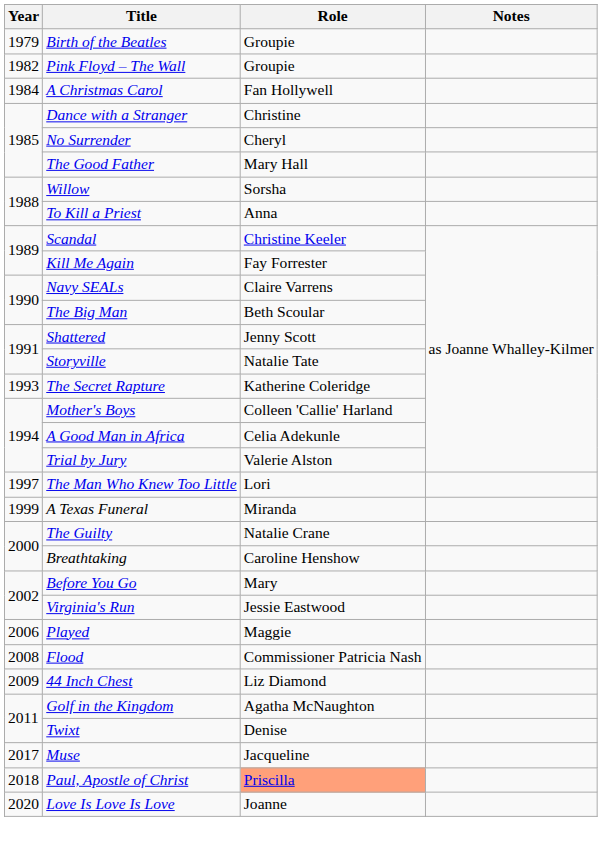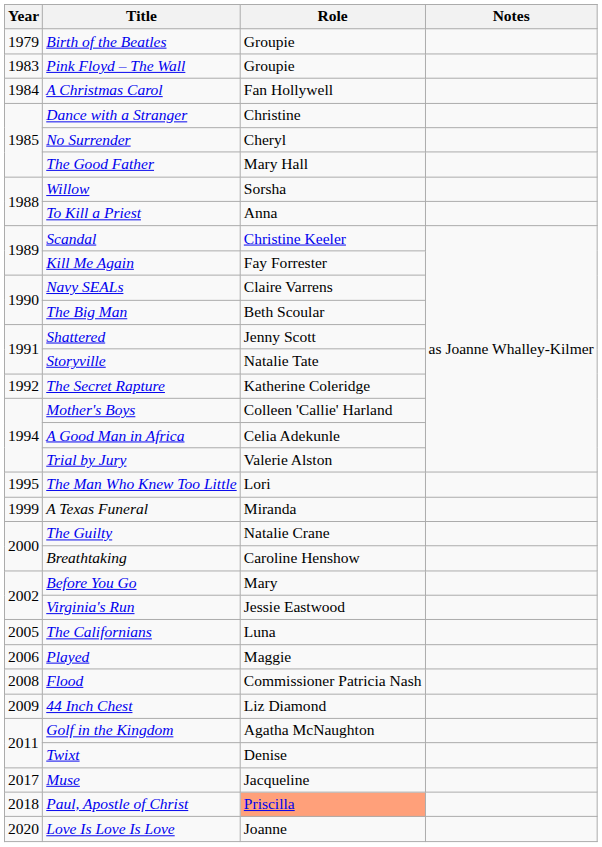(24, 66) 1982 -> (24, 66) 1983
(24, 386) 1993 -> (24, 386) 1992
(24, 484) 1997 -> (24, 484) 1995
+ row: (99, 632)
